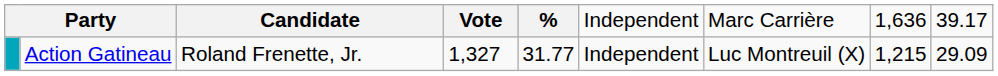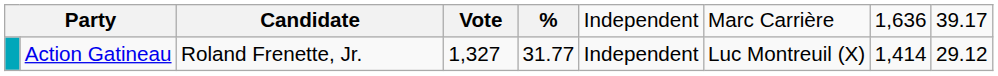(901, 53) 1,215 -> (901, 53) 1,414
(962, 53) 29.09 -> (962, 53) 29.12
